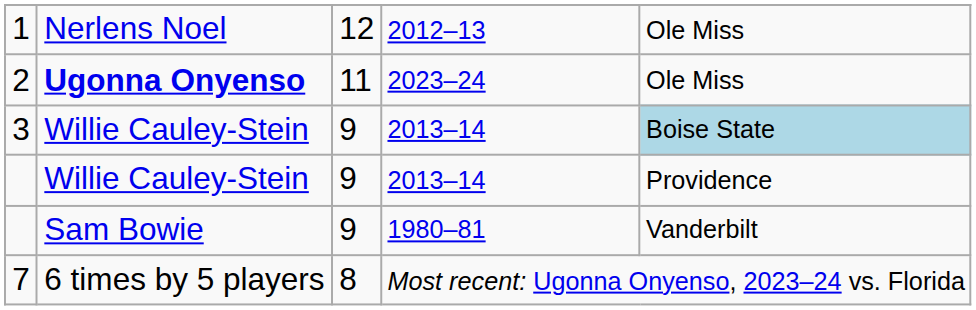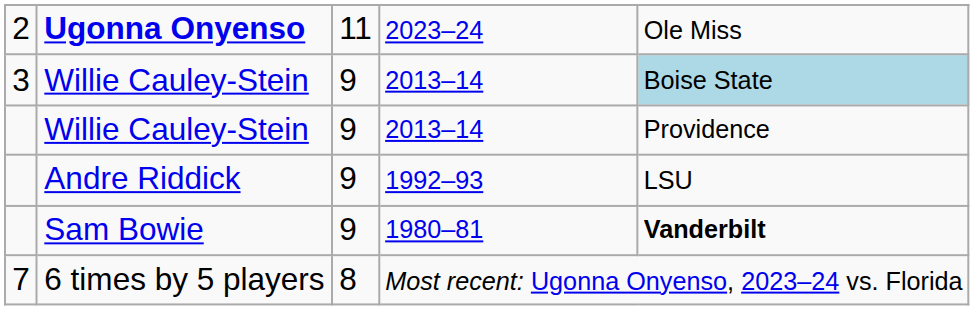- row: (21, 29)
+ row: (21, 180)
(702, 230) normal -> (705, 230) bold
